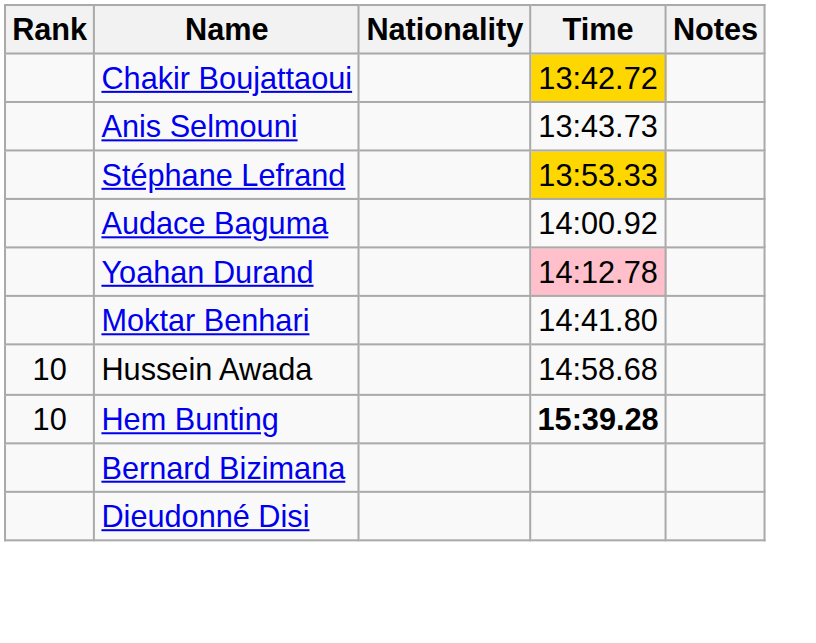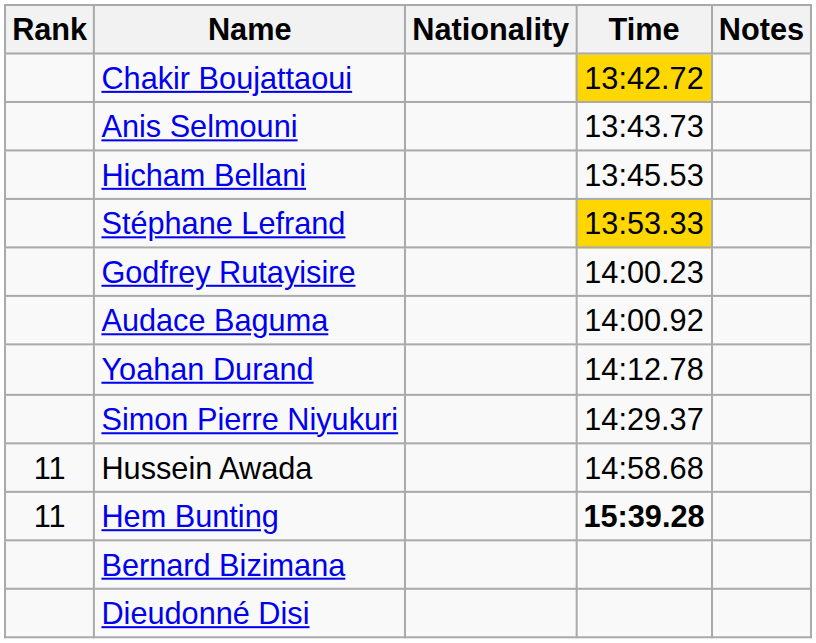+ row: (204, 175)
+ row: (228, 273)
(598, 273) pink background -> (644, 370) no background
+ row: (250, 418)
- row: (205, 321)
(50, 370) 10 -> (50, 467) 11
(50, 418) 10 -> (50, 516) 11
